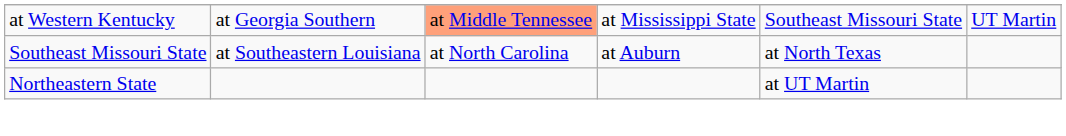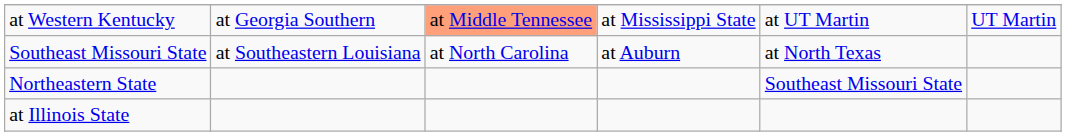(863, 20) Southeast Missouri State -> (817, 20) at UT Martin
(817, 83) at UT Martin -> (863, 83) Southeast Missouri State
+ row: (69, 114)
